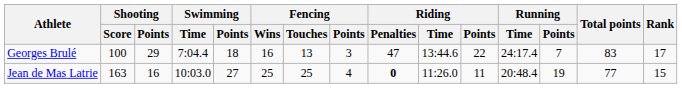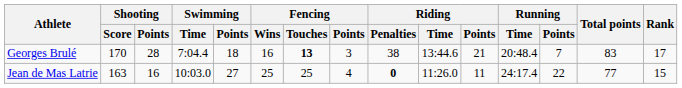(118, 54) 100 -> (118, 54) 170
(153, 54) 29 -> (153, 54) 28
(307, 54) normal -> (307, 54) bold
(393, 54) 47 -> (393, 54) 38
(479, 54) 22 -> (479, 54) 21
(519, 54) 24:17.4 -> (519, 54) 20:48.4
(519, 73) 20:48.4 -> (519, 73) 24:17.4
(559, 73) 19 -> (559, 73) 22
